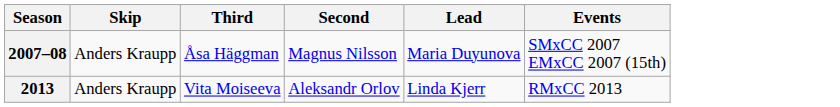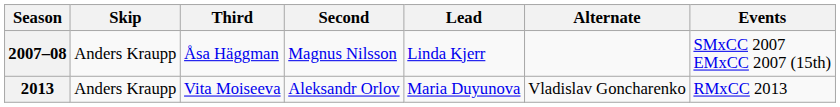+ column: (607, 17)
(464, 53) Maria Duyunova -> (446, 53) Linda Kjerr
(446, 89) Linda Kjerr -> (464, 89) Maria Duyunova
